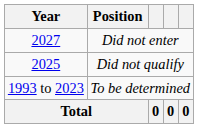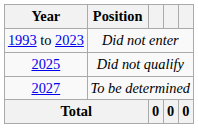(46, 40) 2027 -> (46, 40) 1993 to 2023
(46, 88) 1993 to 2023 -> (46, 88) 2027
